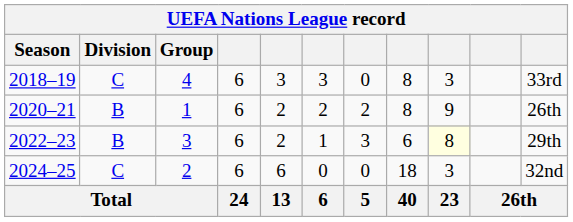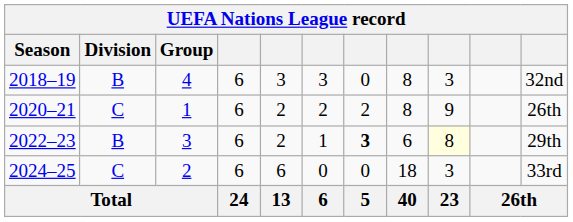(118, 79) C -> (118, 79) B
(544, 79) 33rd -> (544, 79) 32nd
(118, 110) B -> (118, 110) C
(365, 140) normal -> (365, 140) bold
(544, 170) 32nd -> (544, 170) 33rd
